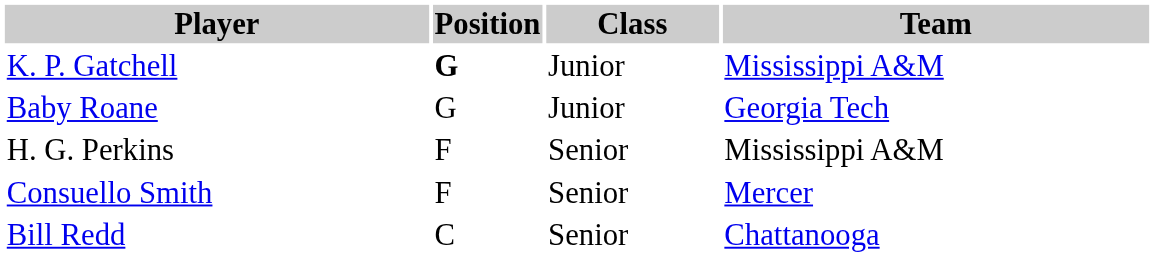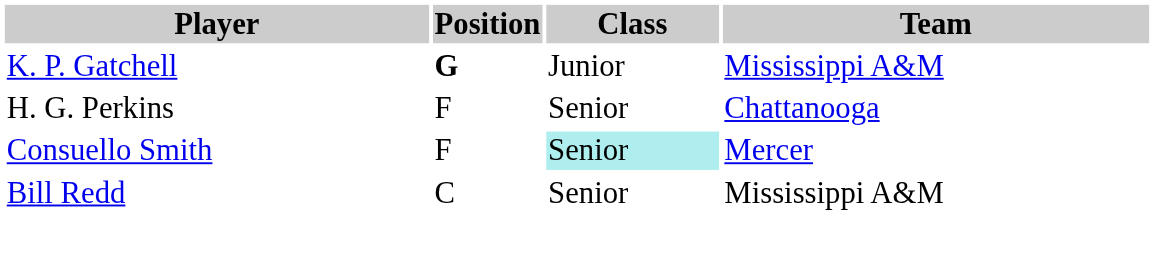- row: (82, 108)
(834, 150) Mississippi A&M -> (802, 108) Chattanooga
(588, 192) no background -> (588, 150) paleturquoise background
(802, 234) Chattanooga -> (834, 192) Mississippi A&M
